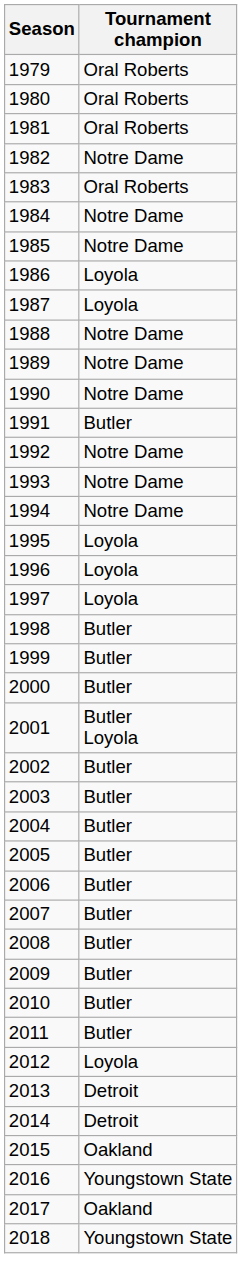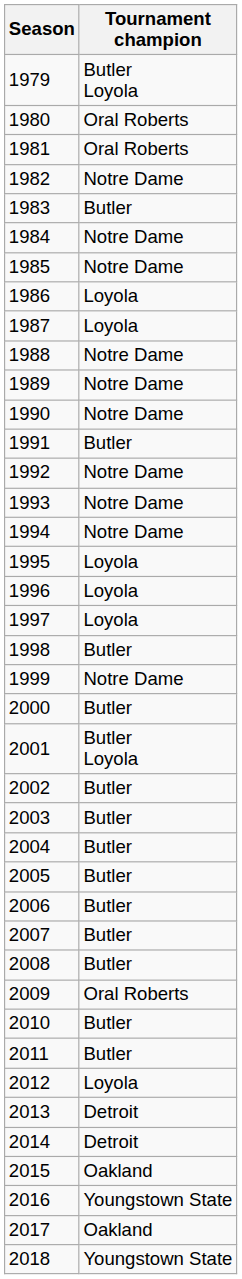(136, 69) Oral Roberts -> (111, 79) Butler Loyola
(136, 187) Oral Roberts -> (108, 208) Butler
(108, 658) Butler -> (133, 679) Notre Dame
(108, 973) Butler -> (136, 994) Oral Roberts
